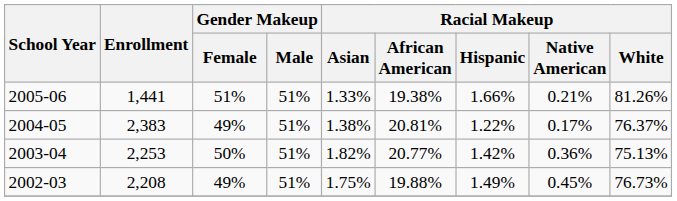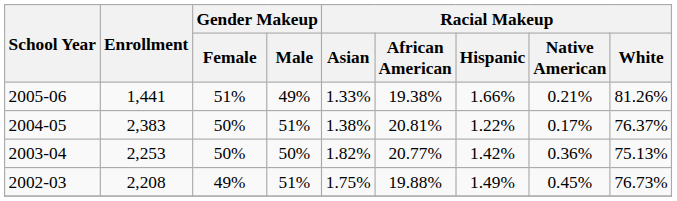(294, 96) 51% -> (294, 96) 49%
(230, 125) 49% -> (230, 125) 50%
(294, 153) 51% -> (294, 153) 50%
